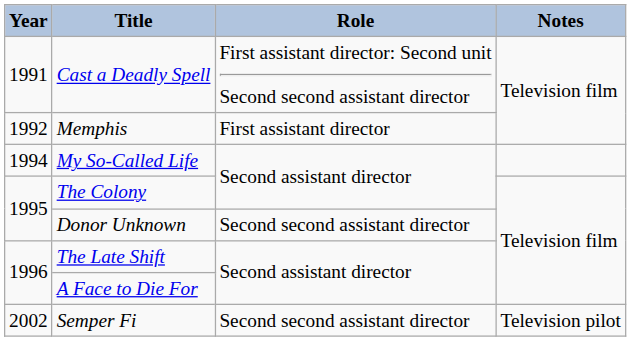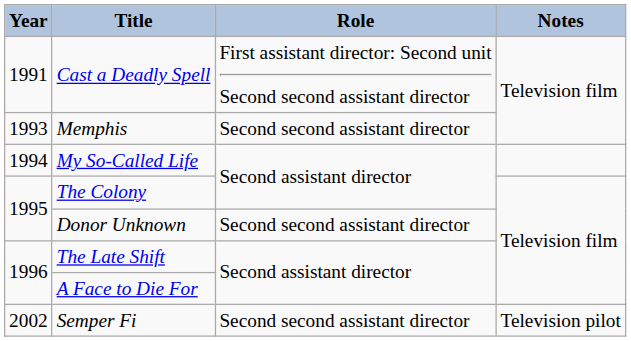(28, 128) 1992 -> (28, 128) 1993
(305, 128) First assistant director -> (344, 128) Second second assistant director
